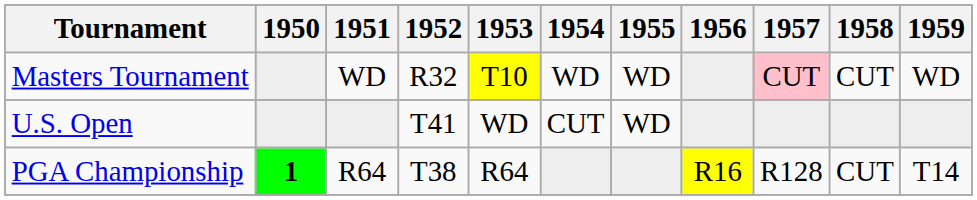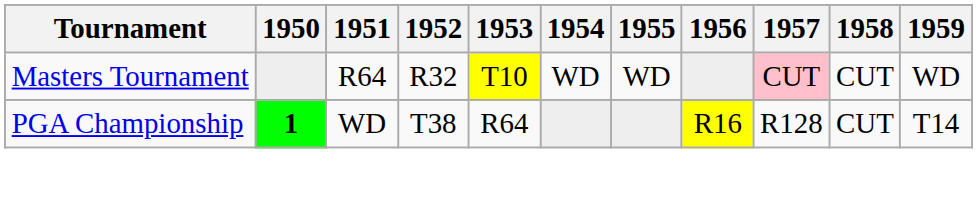(362, 76) WD -> (362, 76) R64
- row: (72, 123)
(362, 171) R64 -> (362, 123) WD
